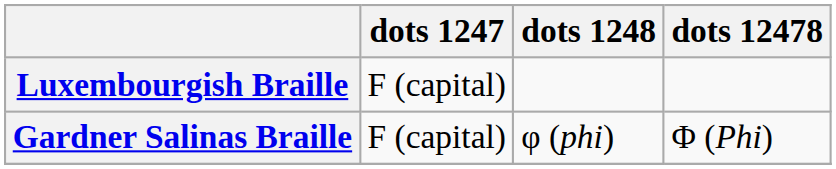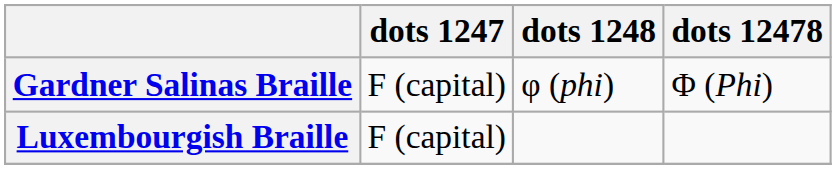rows swapped: (182, 137) <-> (182, 84)
